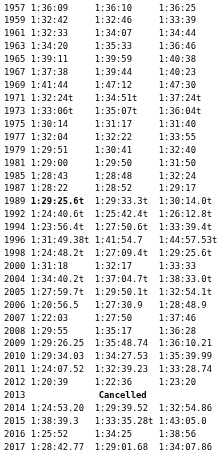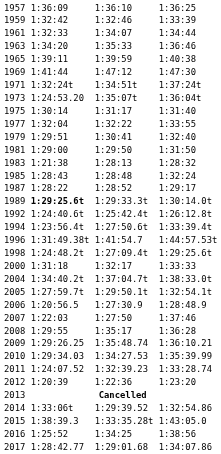- row: (15, 72)
(52, 111) 1:33:06t -> (57, 98) 1:24:53.20
+ row: (15, 163)
(57, 408) 1:24:53.20 -> (52, 408) 1:33:06t
